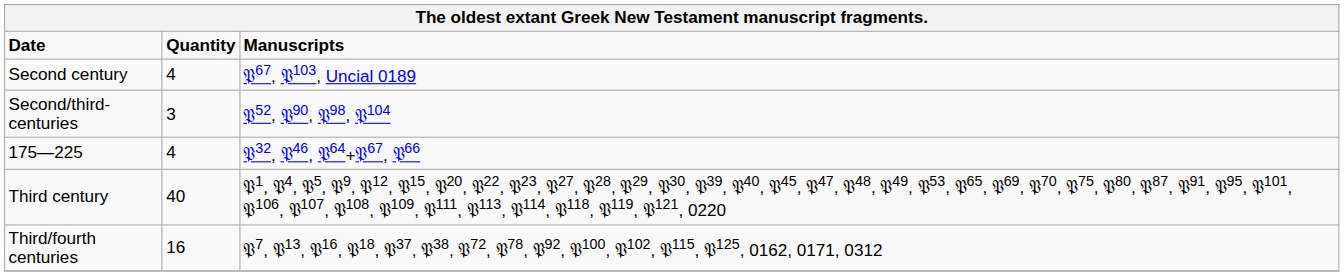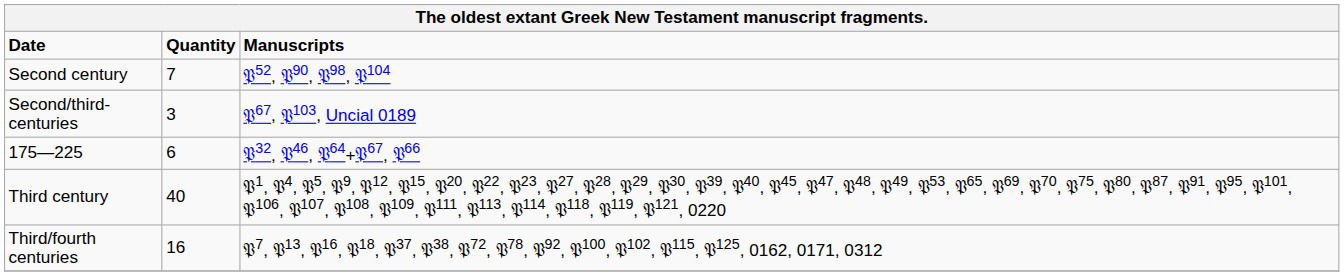(171, 74) 4 -> (171, 74) 7
(330, 74) 𝔓67, 𝔓103, Uncial 0189 -> (317, 74) 𝔓52, 𝔓90, 𝔓98, 𝔓104
(317, 113) 𝔓52, 𝔓90, 𝔓98, 𝔓104 -> (330, 113) 𝔓67, 𝔓103, Uncial 0189
(171, 152) 4 -> (171, 152) 6
